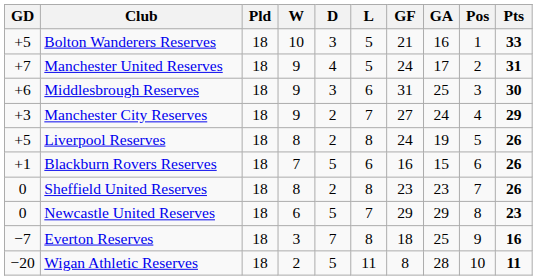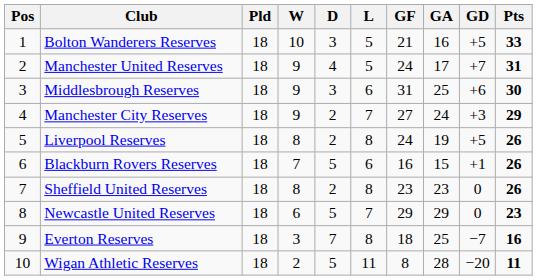columns swapped: (478, 16) <-> (23, 16)
